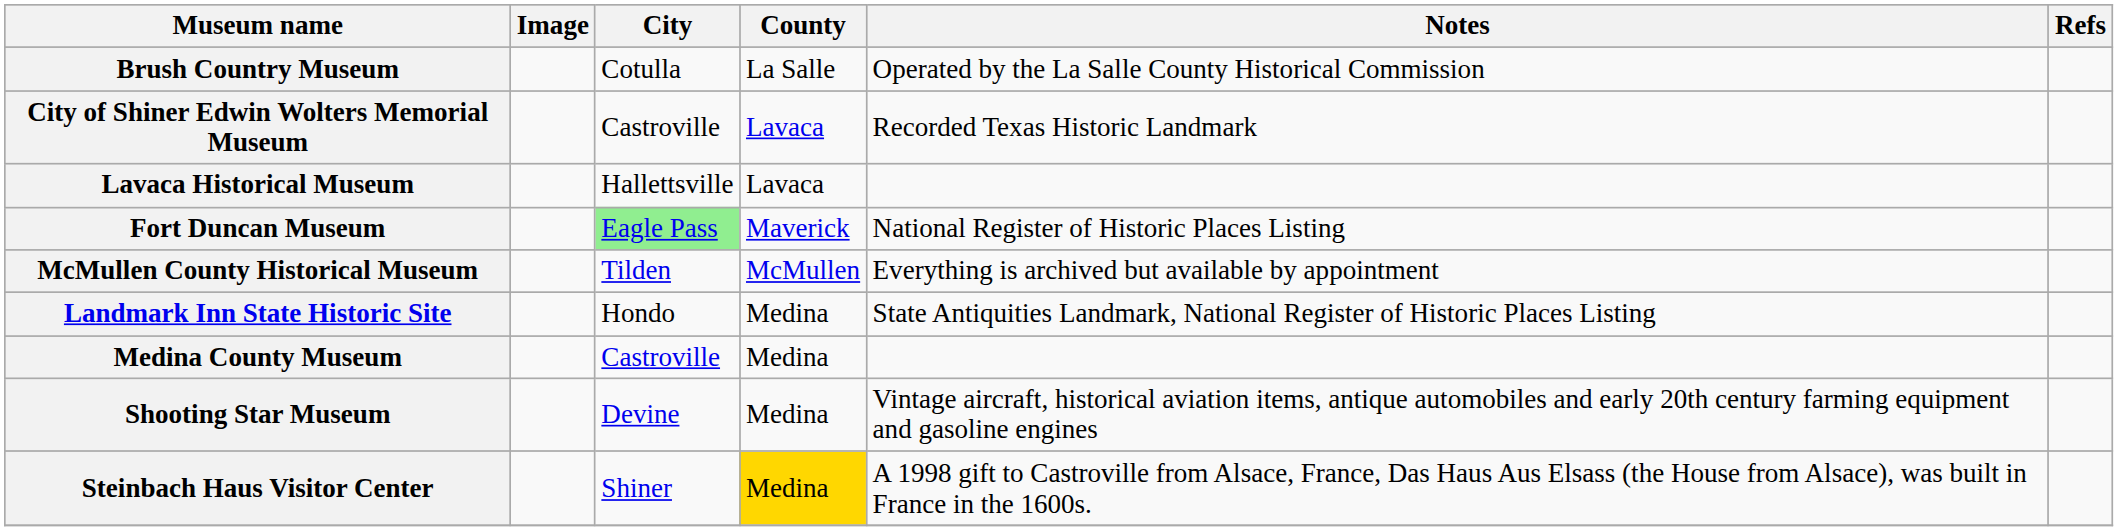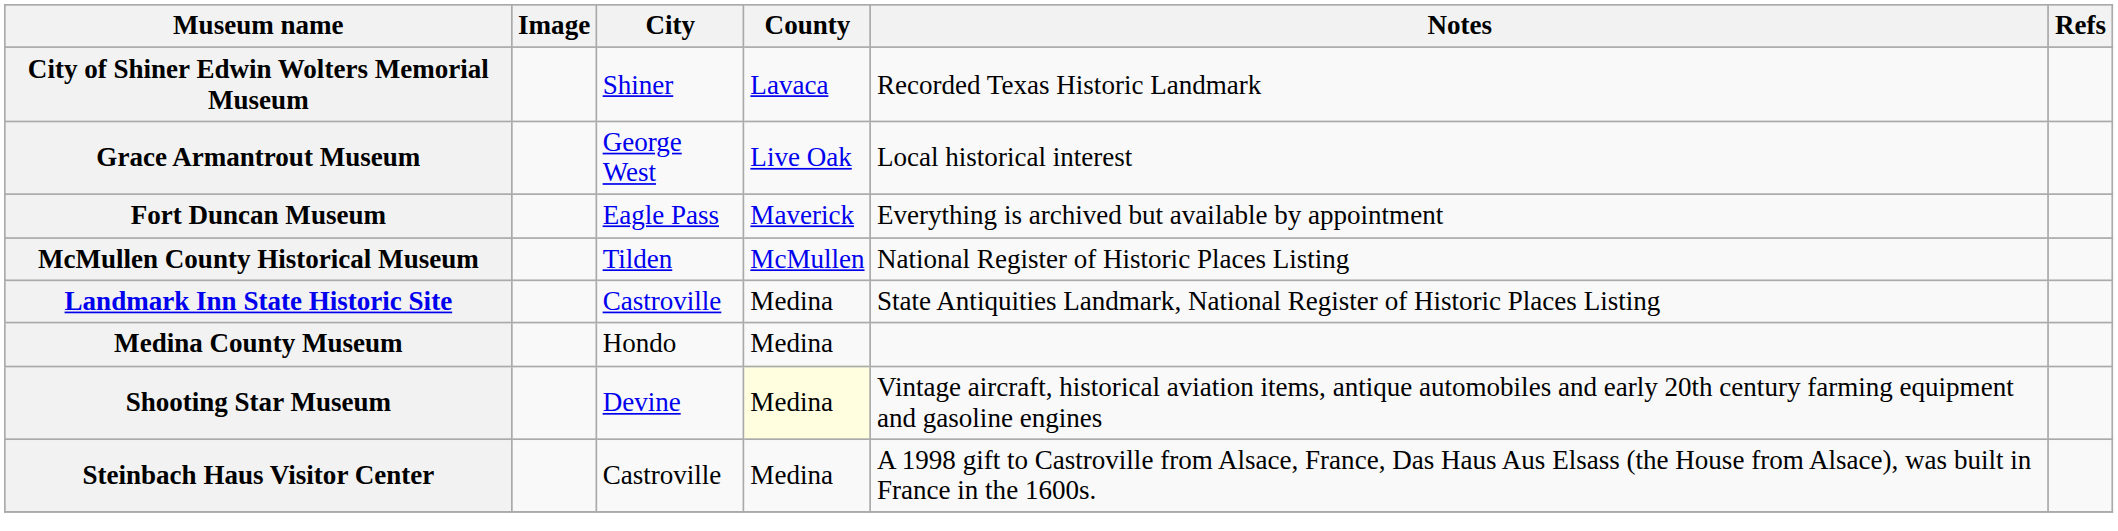- row: (258, 68)
(661, 126) Castroville -> (638, 84) Shiner
- row: (258, 185)
+ row: (258, 157)
(660, 227) lightgreen background -> (661, 215) no background
(1109, 227) National Register of Historic Places Listing -> (1160, 215) Everything is archived but available by appointment
(1156, 270) Everything is archived but available by appointment -> (1113, 258) National Register of Historic Places Listing
(638, 313) Hondo -> (662, 301) Castroville
(661, 356) Castroville -> (639, 344) Hondo
(787, 414) no background -> (792, 402) lightyellow background
(637, 487) Shiner -> (662, 475) Castroville
(787, 487) gold background -> (792, 475) no background
